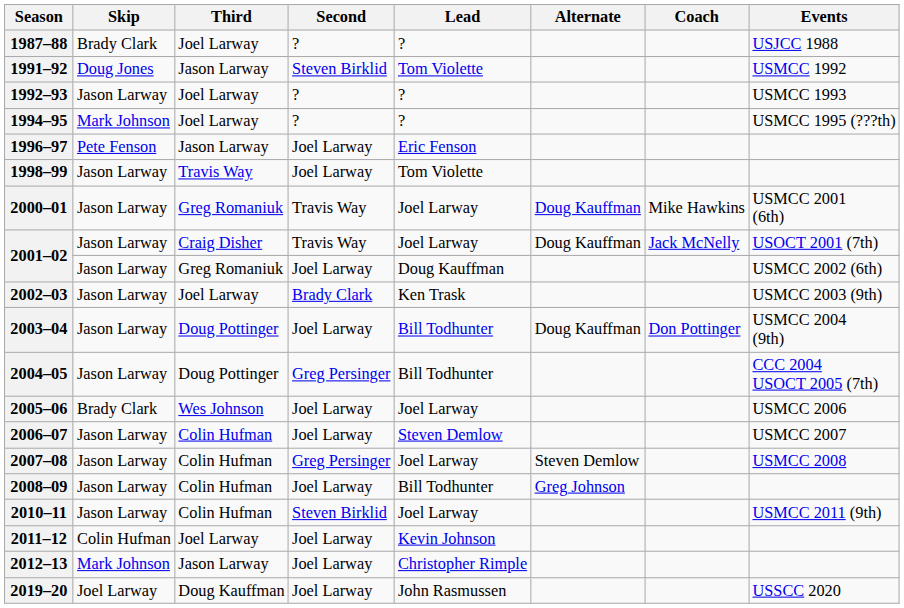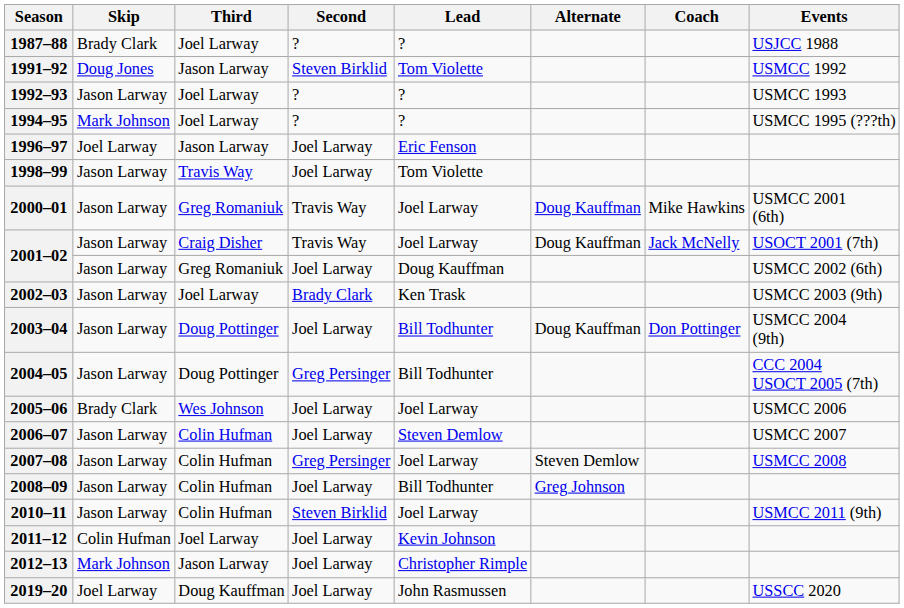(117, 146) Pete Fenson -> (117, 146) Joel Larway
